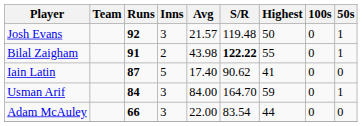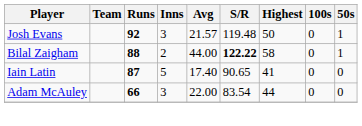(133, 53) 91 -> (133, 53) 88
(203, 53) 43.98 -> (203, 53) 44.00
(268, 53) 55 -> (268, 53) 58
(237, 72) 90.62 -> (237, 72) 90.65
- row: (36, 92)
